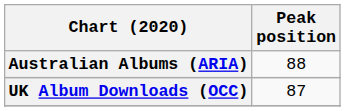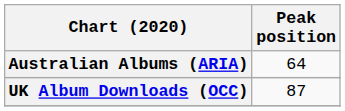(296, 65) 88 -> (296, 65) 64
